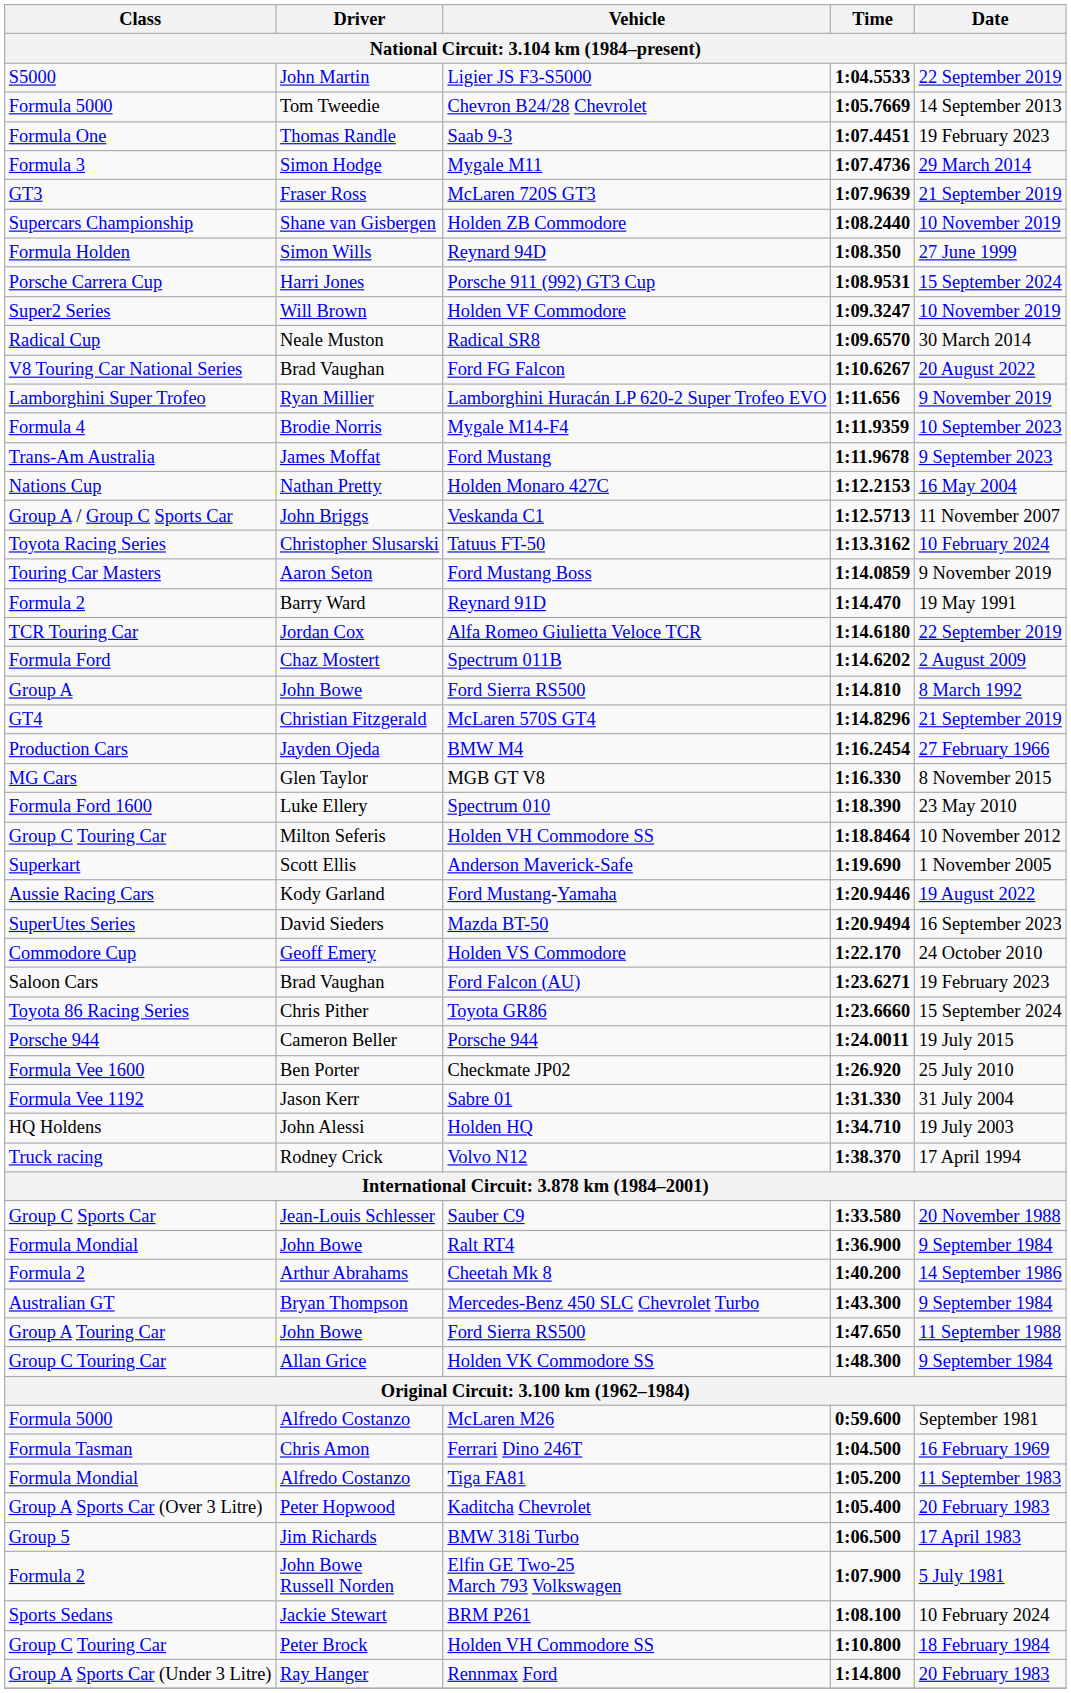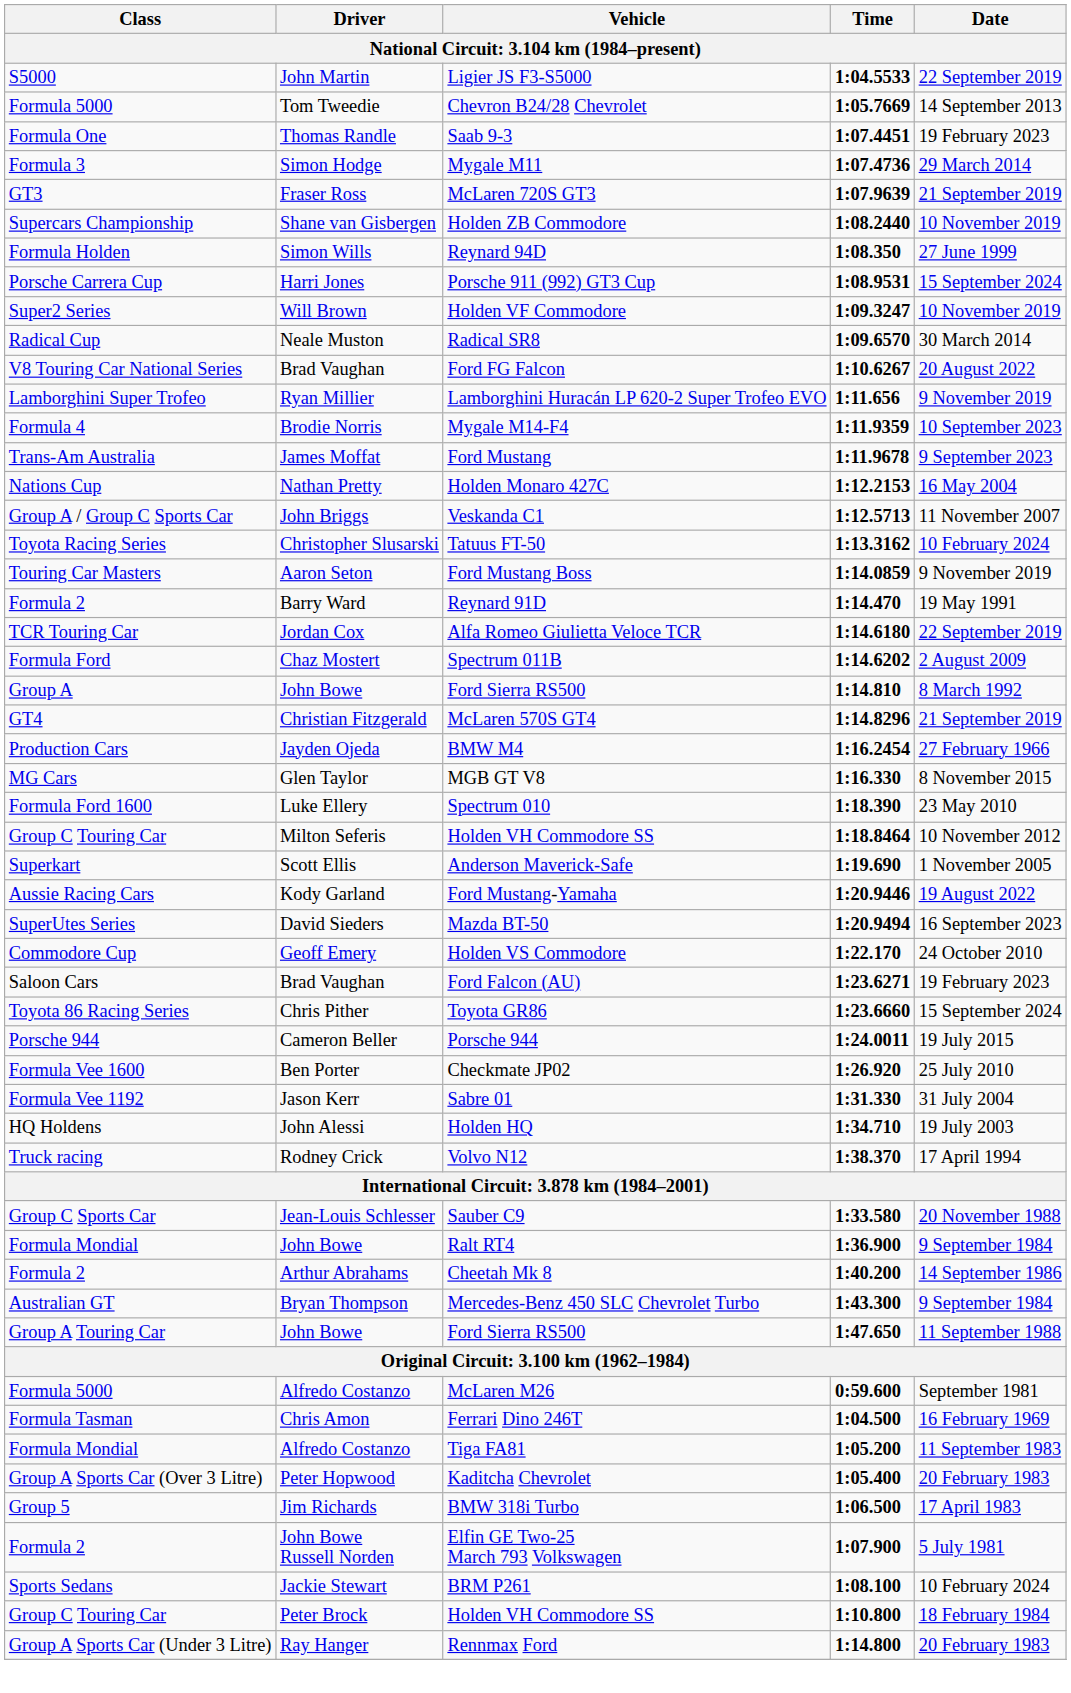- row: (551, 1361)
